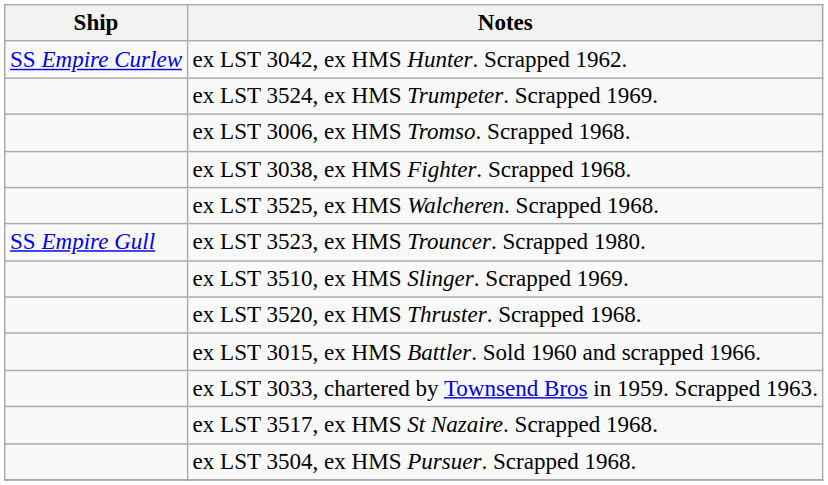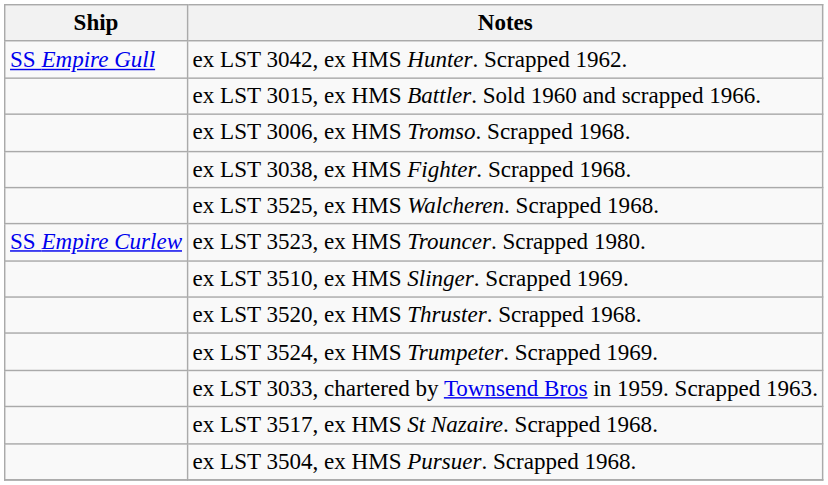(96, 59) SS Empire Curlew -> (83, 59) SS Empire Gull
rows swapped: (425, 95) <-> (477, 351)
(83, 242) SS Empire Gull -> (96, 242) SS Empire Curlew
